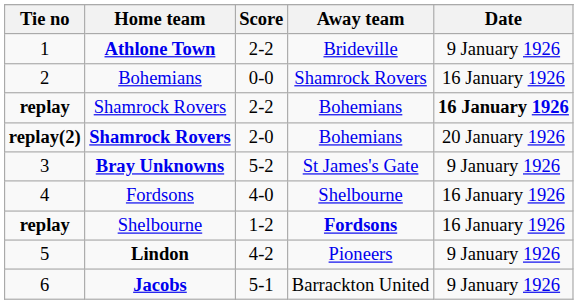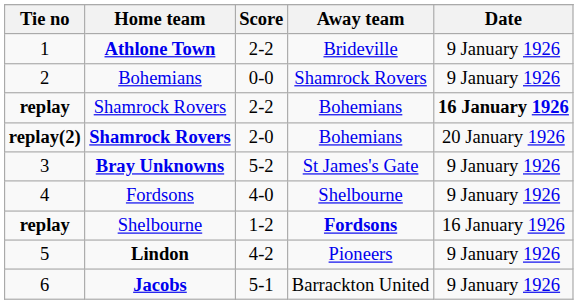(503, 78) 16 January 1926 -> (503, 78) 9 January 1926
(503, 195) 16 January 1926 -> (503, 195) 9 January 1926
